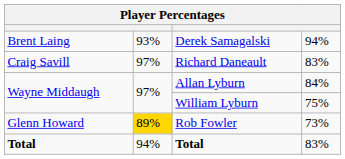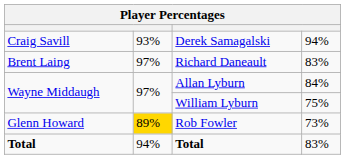(39, 41) Brent Laing -> (39, 41) Craig Savill
(39, 61) Craig Savill -> (39, 61) Brent Laing
